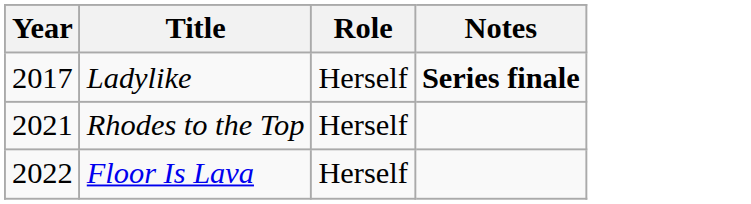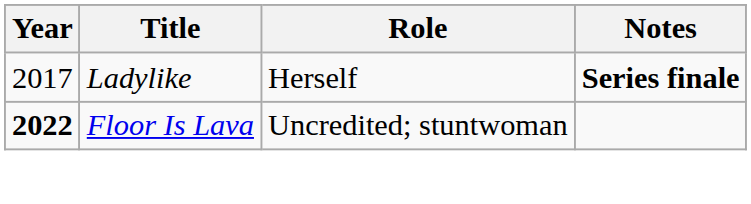- row: (196, 125)
(42, 173) normal -> (42, 125) bold
(363, 173) Herself -> (418, 125) Uncredited; stuntwoman
